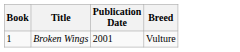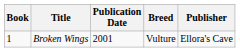+ column: (207, 17)
